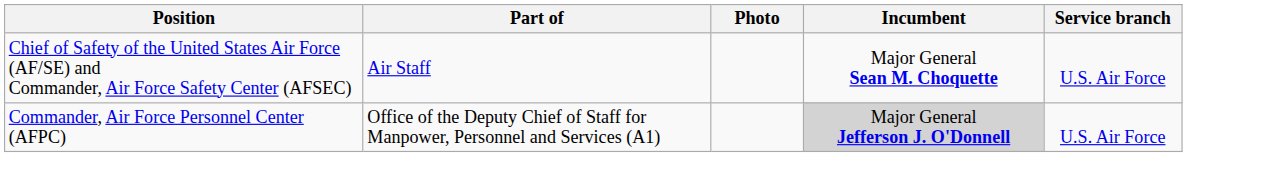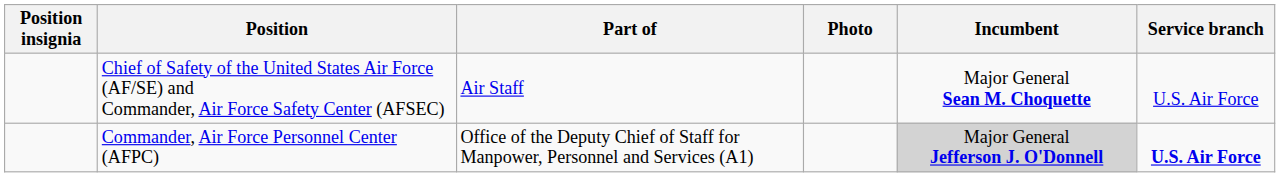+ column: (51, 29)
(1113, 137) normal -> (1206, 157) bold
